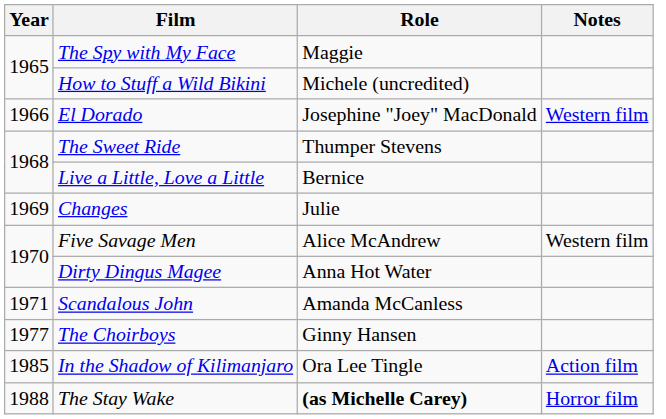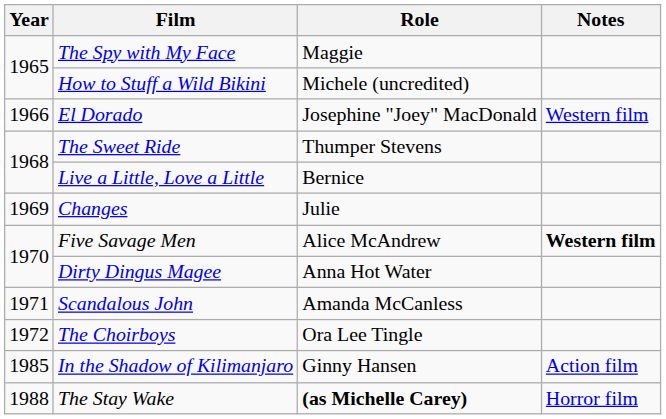(597, 240) normal -> (601, 240) bold
(29, 334) 1977 -> (29, 334) 1972
(359, 334) Ginny Hansen -> (362, 334) Ora Lee Tingle
(362, 366) Ora Lee Tingle -> (359, 366) Ginny Hansen
